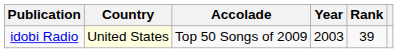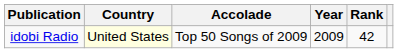(329, 36) 2003 -> (329, 36) 2009
(367, 36) 39 -> (367, 36) 42
